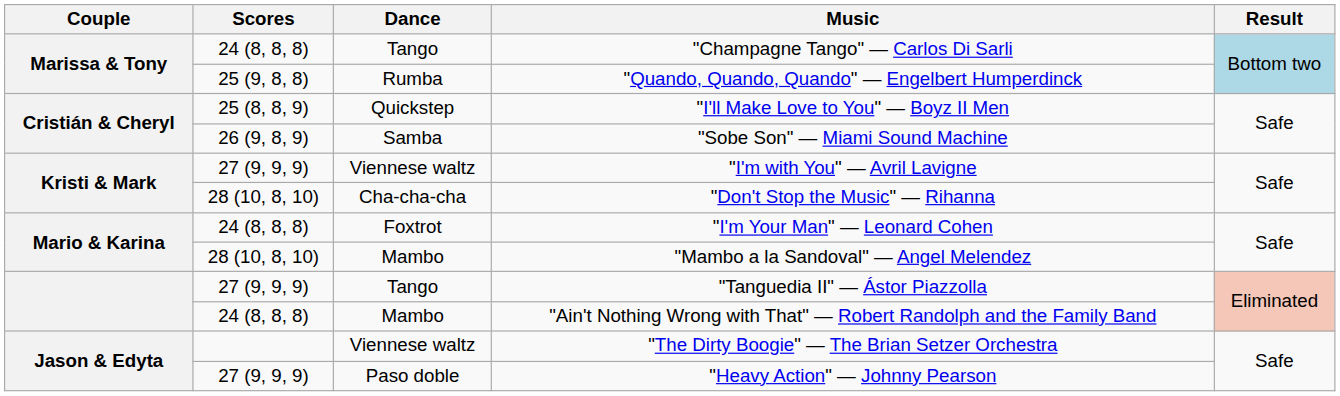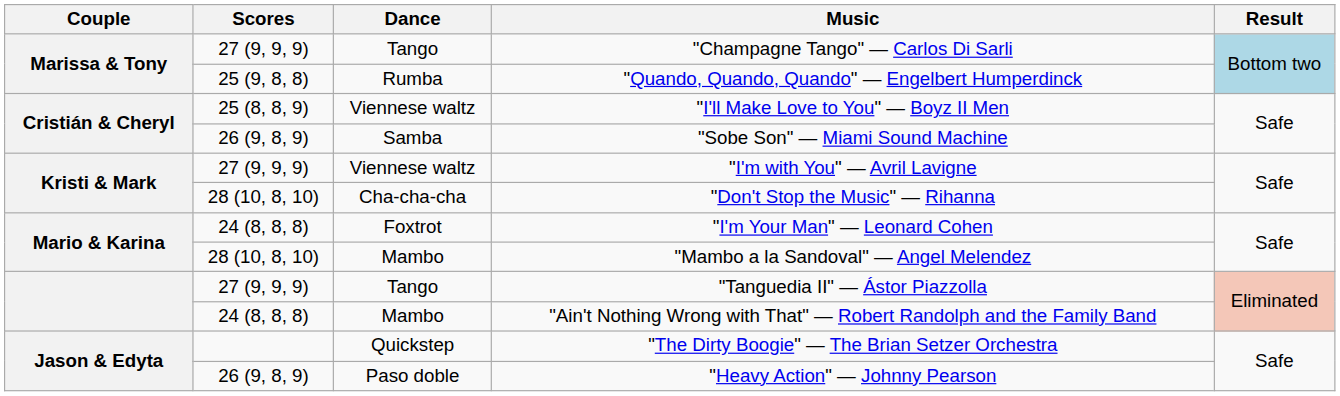(263, 49) 24 (8, 8, 8) -> (263, 49) 27 (9, 9, 9)
(413, 108) Quickstep -> (413, 108) Viennese waltz
(413, 345) Viennese waltz -> (413, 345) Quickstep
(263, 375) 27 (9, 9, 9) -> (263, 375) 26 (9, 8, 9)
